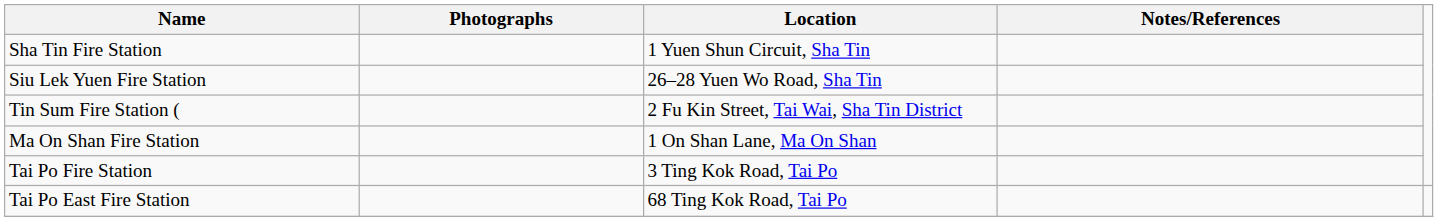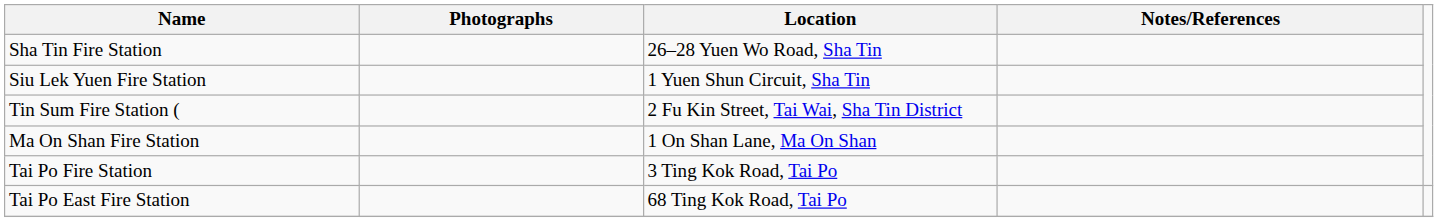(759, 49) 1 Yuen Shun Circuit, Sha Tin -> (765, 49) 26–28 Yuen Wo Road, Sha Tin
(765, 79) 26–28 Yuen Wo Road, Sha Tin -> (759, 79) 1 Yuen Shun Circuit, Sha Tin
